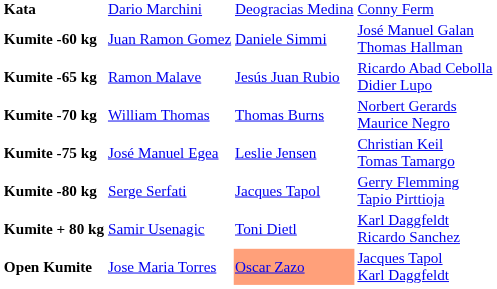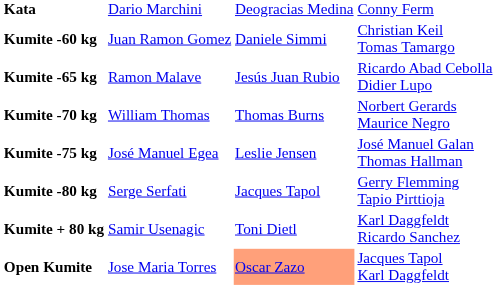(416, 38) José Manuel Galan Thomas Hallman -> (406, 38) Christian Keil Tomas Tamargo
(406, 152) Christian Keil Tomas Tamargo -> (416, 152) José Manuel Galan Thomas Hallman
